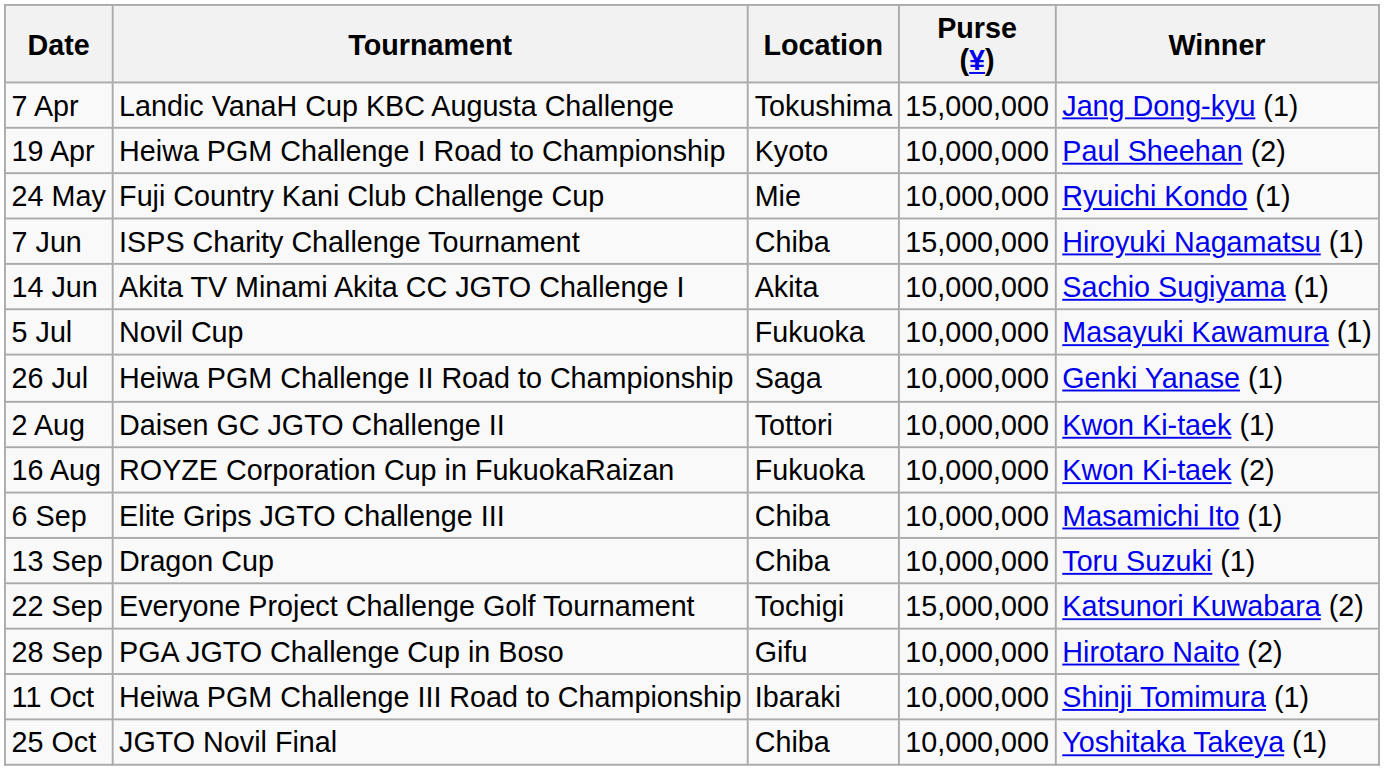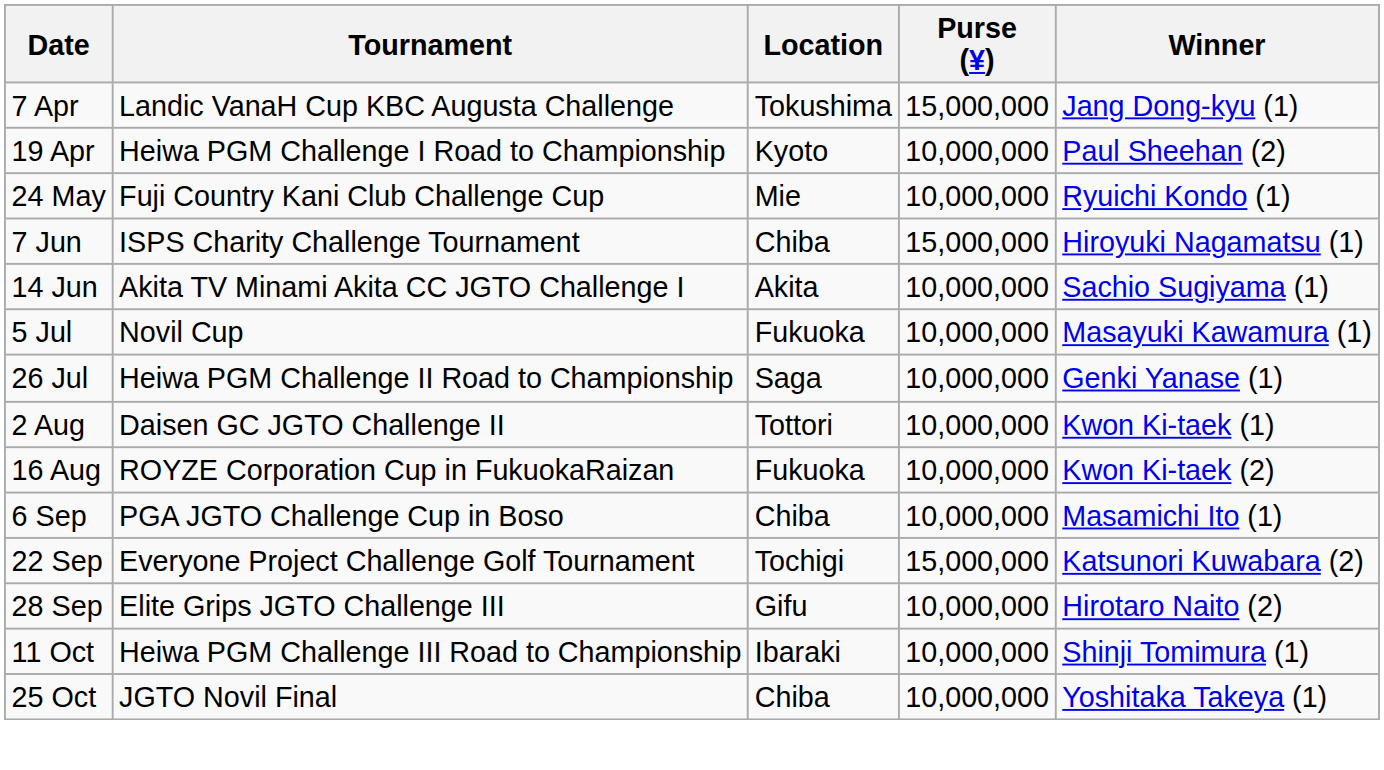(312, 515) Elite Grips JGTO Challenge III -> (341, 515) PGA JGTO Challenge Cup in Boso
- row: (57, 560)
(341, 651) PGA JGTO Challenge Cup in Boso -> (312, 606) Elite Grips JGTO Challenge III
